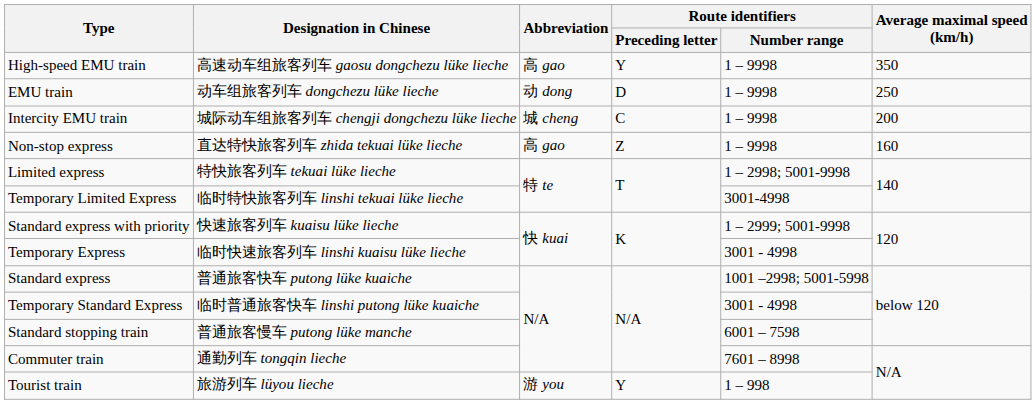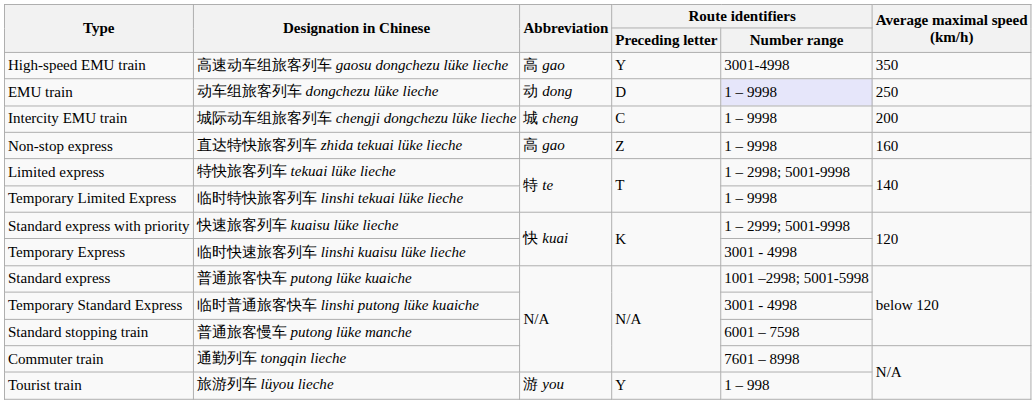(751, 65) 1 – 9998 -> (757, 65) 3001-4998
(751, 92) no background -> (751, 92) lavender background
(757, 198) 3001-4998 -> (751, 198) 1 – 9998
